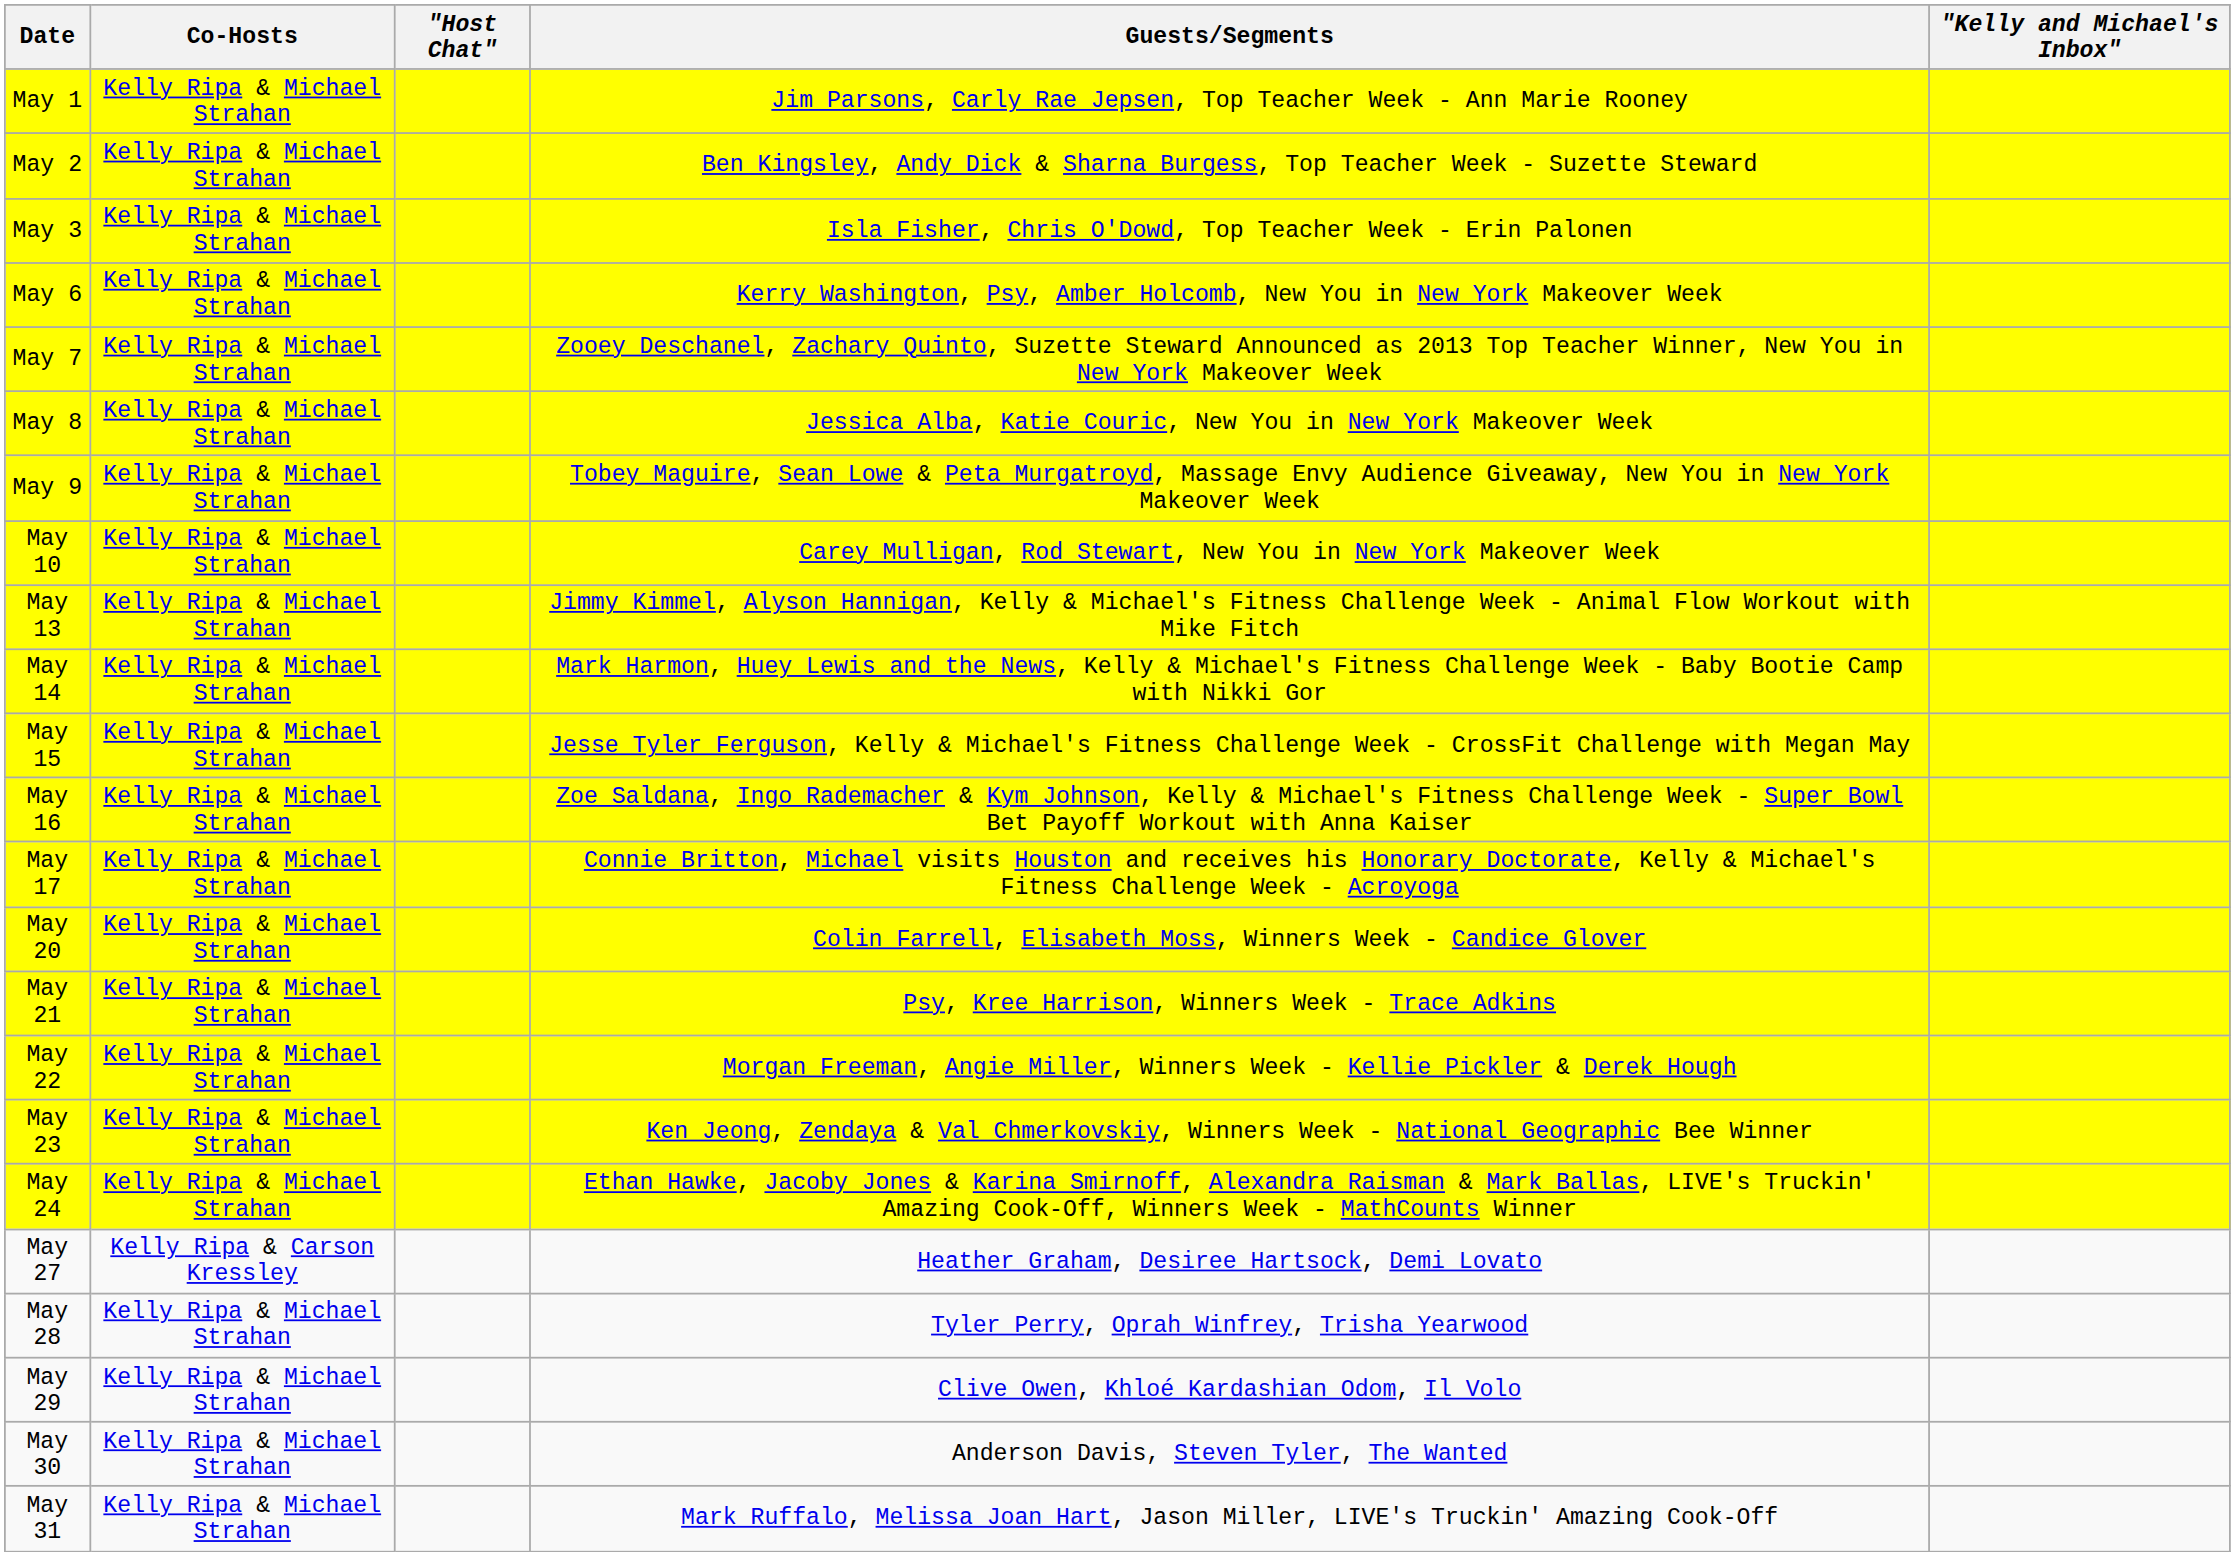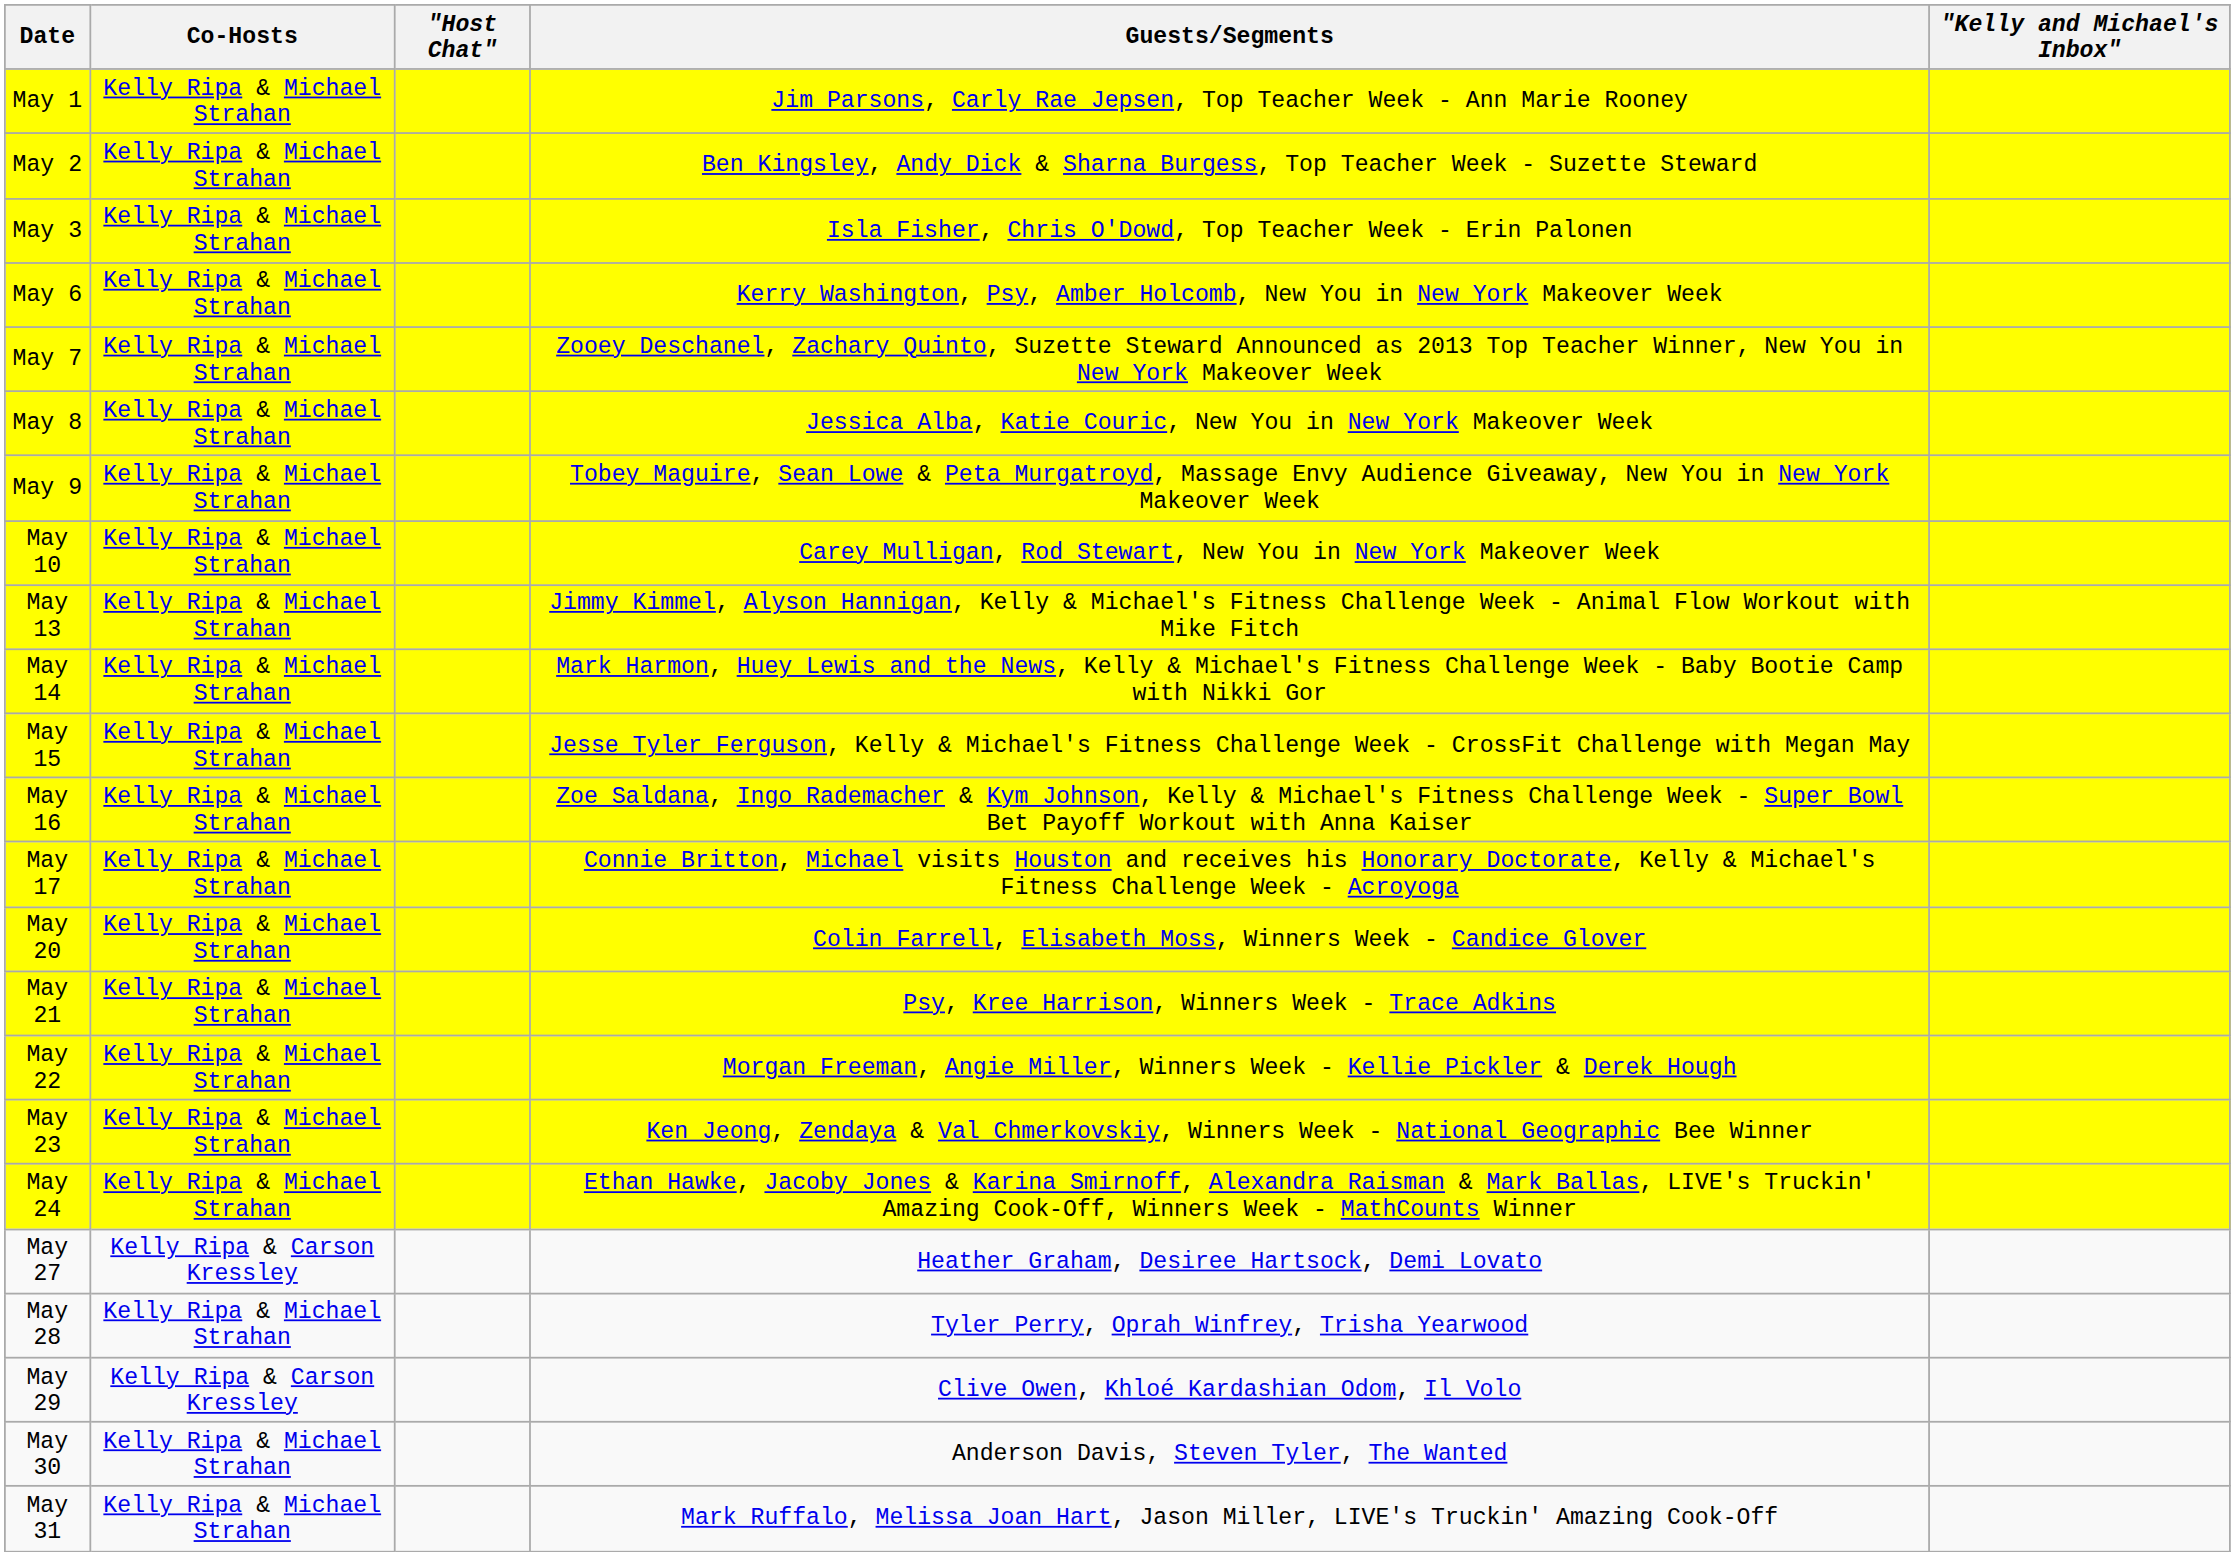(242, 1390) Kelly Ripa & Michael Strahan -> (242, 1390) Kelly Ripa & Carson Kressley
